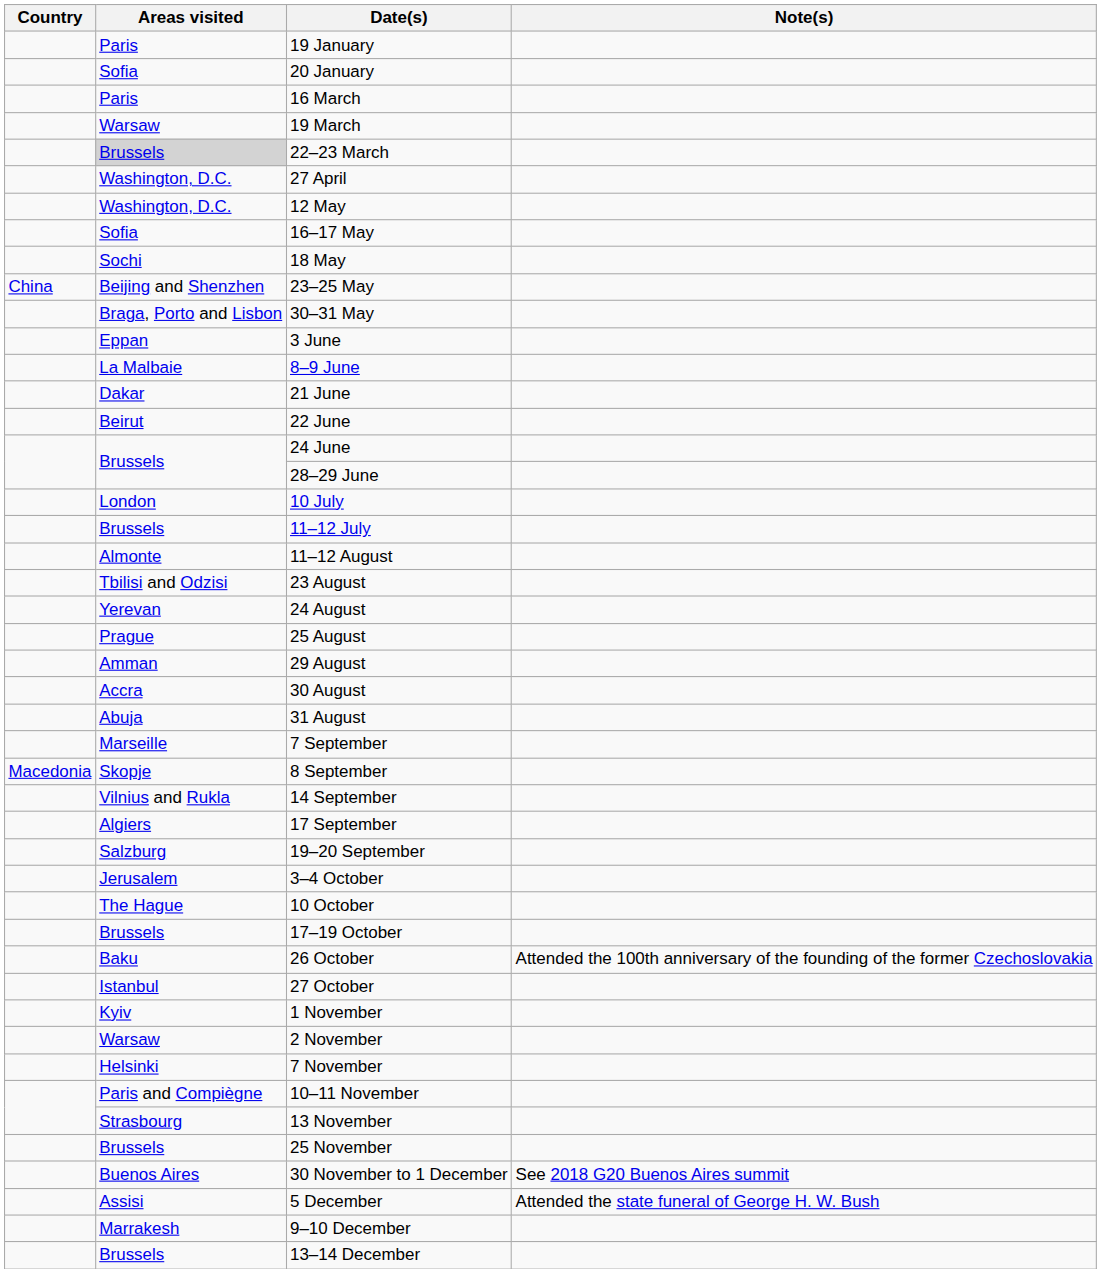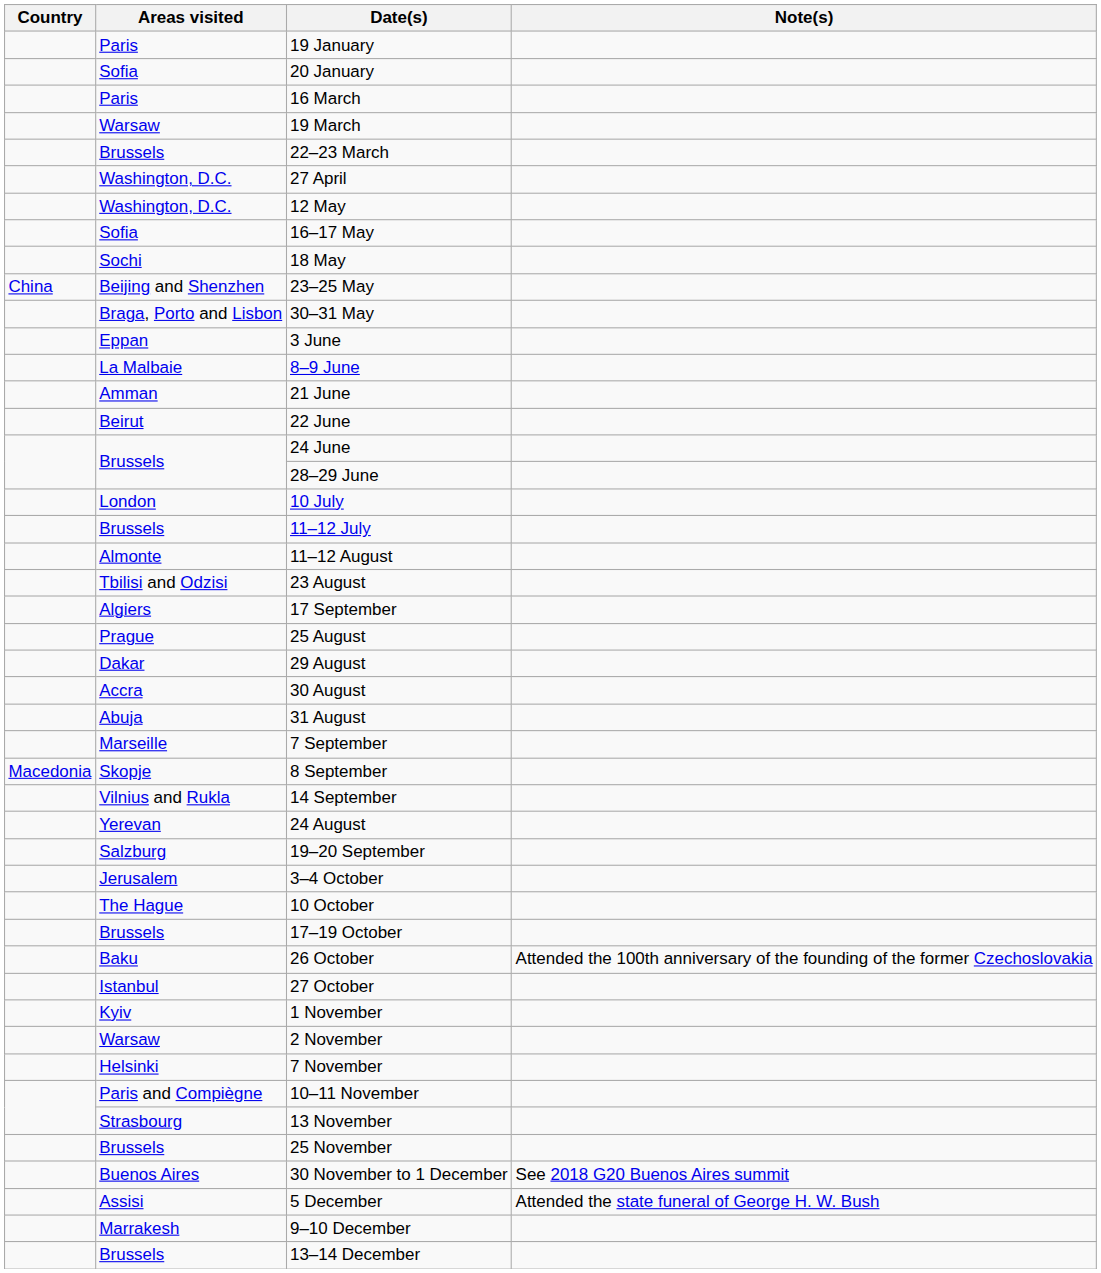(132, 152) lightgrey background -> (132, 152) no background
(122, 394) Dakar -> (128, 394) Amman
rows swapped: (328, 609) <-> (343, 824)
(128, 663) Amman -> (122, 663) Dakar
